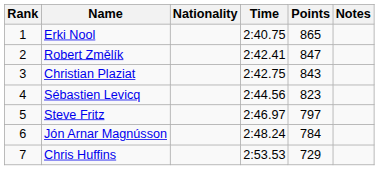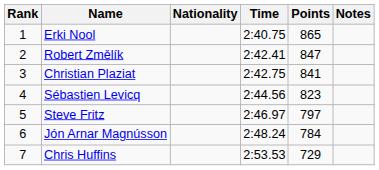(311, 74) 843 -> (311, 74) 841
